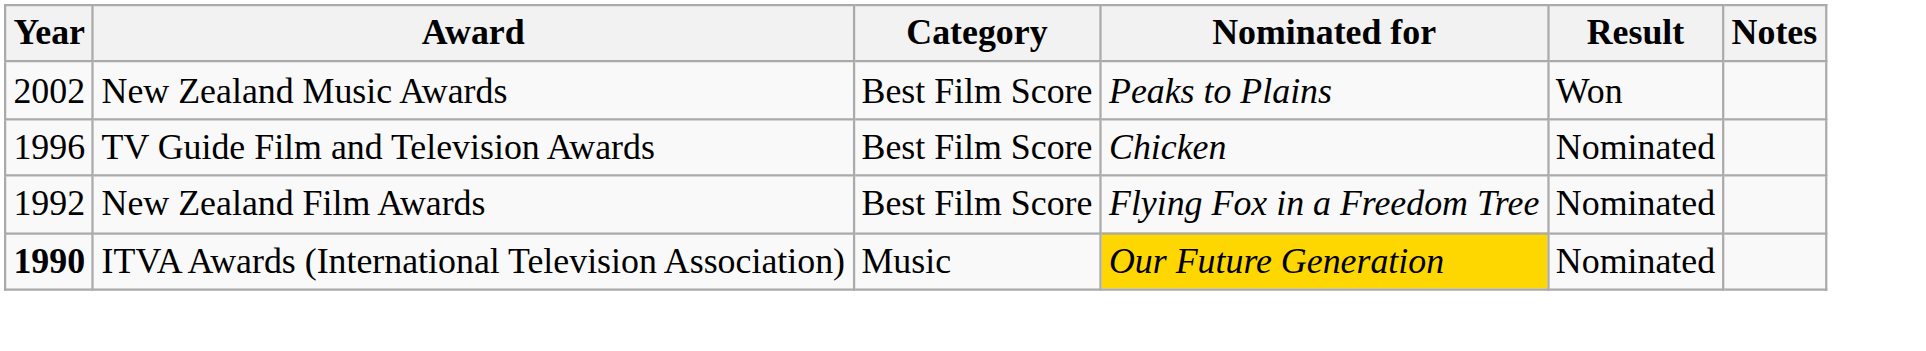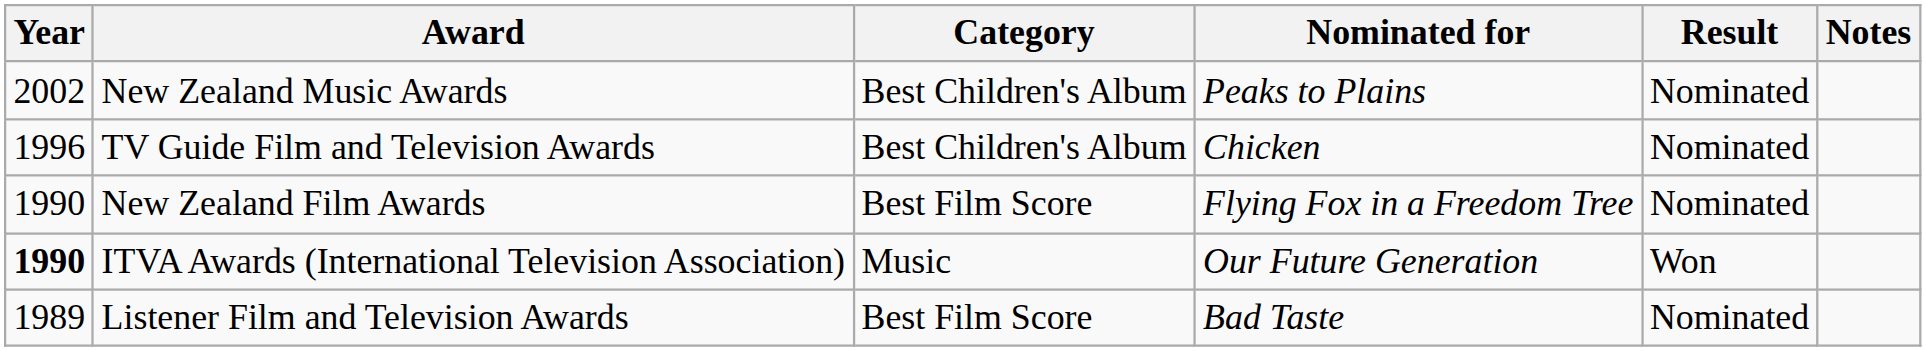(977, 89) Best Film Score -> (1024, 89) Best Children's Album
(1589, 89) Won -> (1730, 89) Nominated
(977, 146) Best Film Score -> (1024, 146) Best Children's Album
(49, 203) 1992 -> (49, 203) 1990
(1277, 260) gold background -> (1371, 260) no background
(1635, 260) Nominated -> (1683, 260) Won
+ row: (365, 317)
